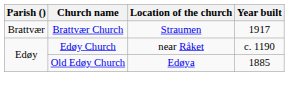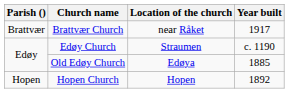(181, 29) Straumen -> (181, 29) near Råket
(181, 46) near Råket -> (181, 46) Straumen
+ row: (88, 79)
